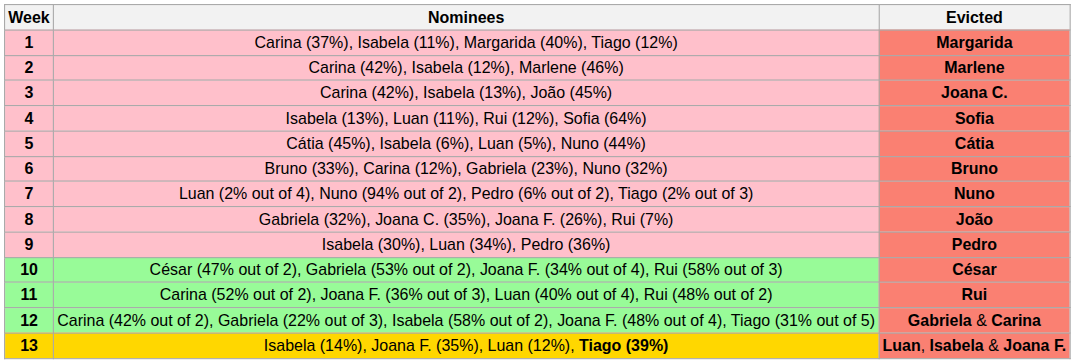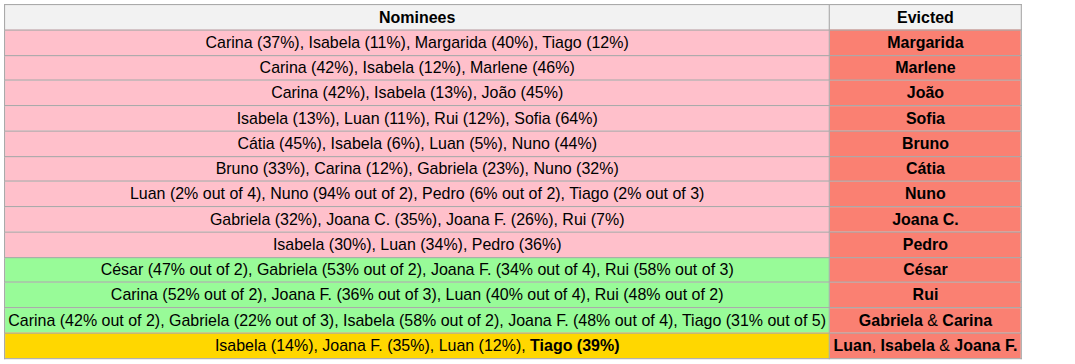- column: (29, 18)
(974, 93) Joana C. -> (925, 93) João
(974, 144) Cátia -> (925, 144) Bruno
(974, 169) Bruno -> (925, 169) Cátia
(974, 220) João -> (925, 220) Joana C.
